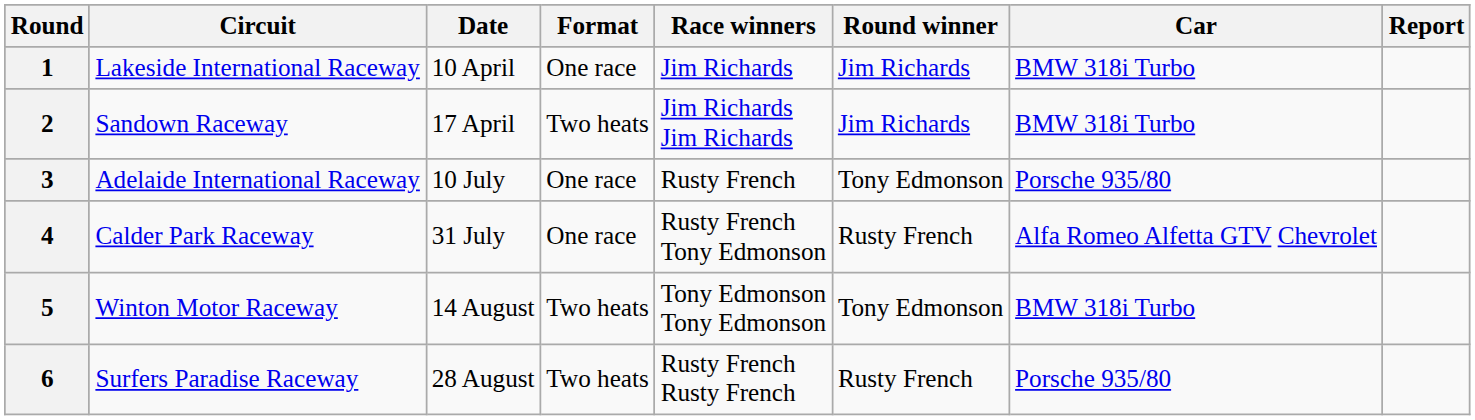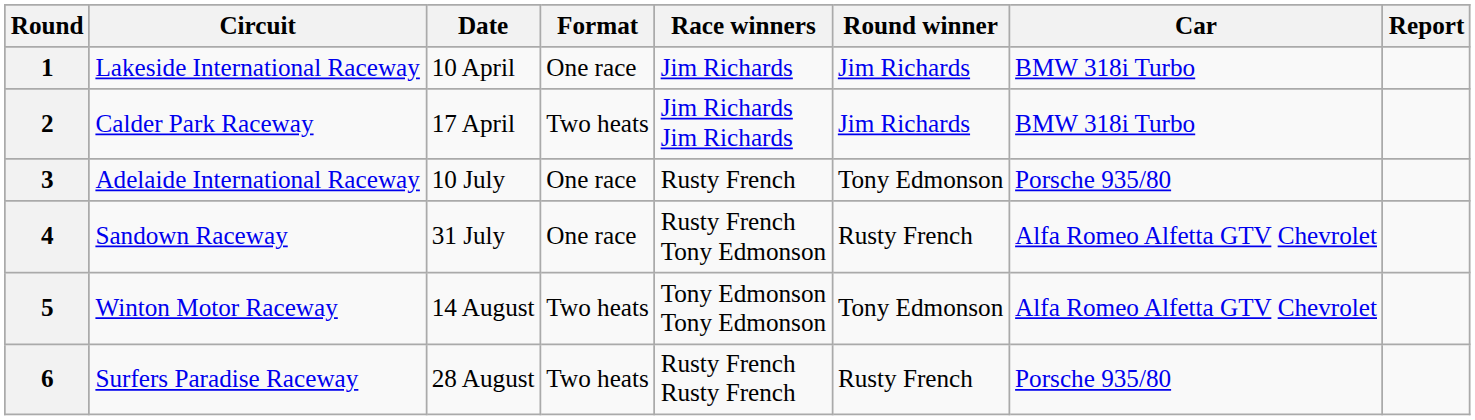(192, 123) Sandown Raceway -> (204, 123) Calder Park Raceway
(204, 236) Calder Park Raceway -> (192, 236) Sandown Raceway
(1105, 307) BMW 318i Turbo -> (1196, 307) Alfa Romeo Alfetta GTV Chevrolet
